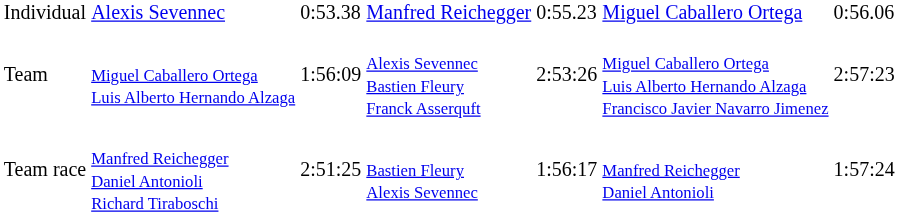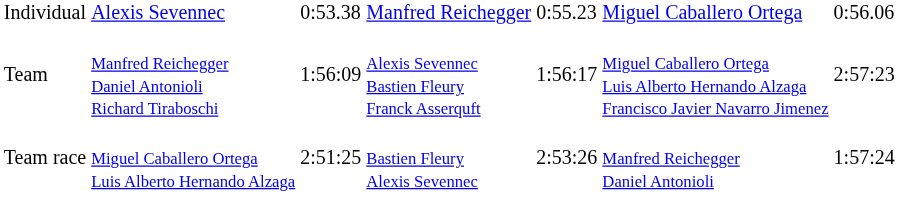(193, 86) Miguel Caballero Ortega Luis Alberto Hernando Alzaga -> (160, 86) Manfred Reichegger Daniel Antonioli Richard Tiraboschi
(567, 74) 2:53:26 -> (567, 74) 1:56:17
(160, 181) Manfred Reichegger Daniel Antonioli Richard Tiraboschi -> (193, 170) Miguel Caballero Ortega Luis Alberto Hernando Alzaga
(567, 169) 1:56:17 -> (567, 157) 2:53:26
